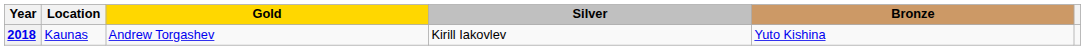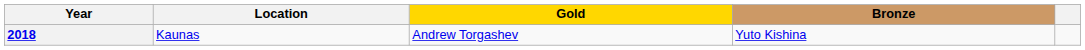- column: (590, 14)
